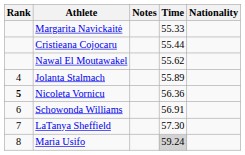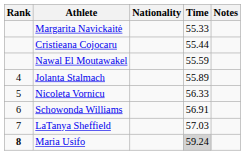columns swapped: (214, 12) <-> (144, 12)
(173, 61) 55.62 -> (197, 61) 55.59
(19, 93) bold -> (19, 93) normal
(173, 93) 56.36 -> (197, 93) 56.33
(173, 126) 57.30 -> (197, 126) 57.03
(19, 142) normal -> (19, 142) bold
